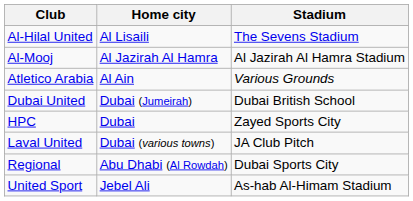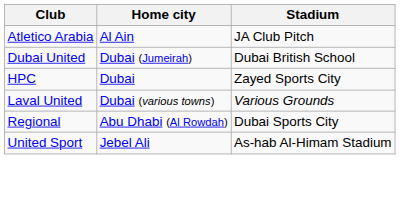- row: (50, 36)
- row: (30, 57)
(284, 79) Various Grounds -> (274, 36) JA Club Pitch
(274, 143) JA Club Pitch -> (284, 100) Various Grounds
